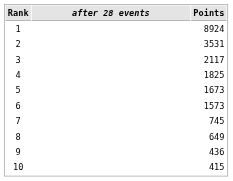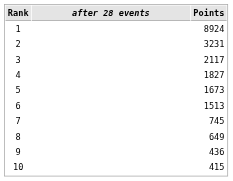(214, 44) 3531 -> (214, 44) 3231
(214, 75) 1825 -> (214, 75) 1827
(214, 106) 1573 -> (214, 106) 1513
